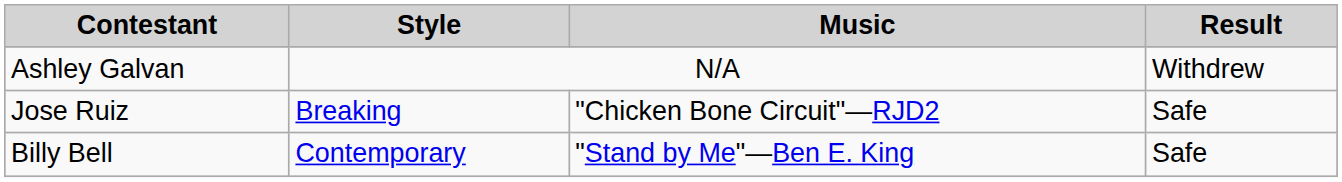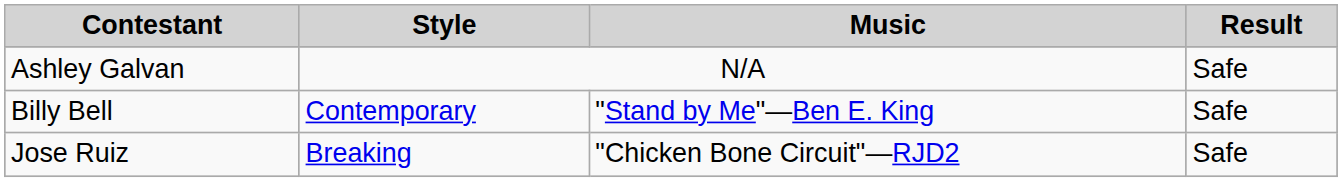(1208, 68) Withdrew -> (1220, 68) Safe
rows swapped: (62, 153) <-> (70, 111)
